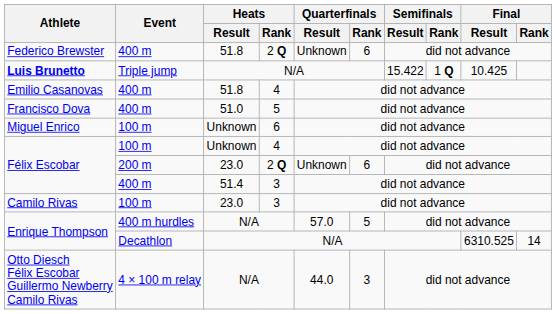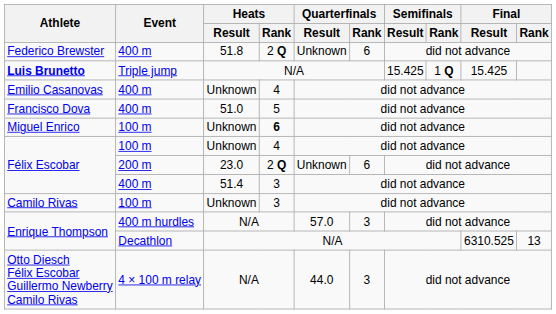(405, 71) 15.422 -> (405, 71) 15.425
(489, 71) 10.425 -> (489, 71) 15.425
(232, 90) 51.8 -> (232, 90) Unknown
(277, 128) normal -> (277, 128) bold
(232, 203) 23.0 -> (232, 203) Unknown
(367, 222) 5 -> (367, 222) 3
(534, 241) 14 -> (534, 241) 13
